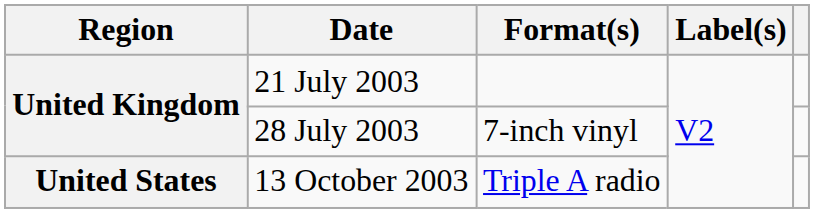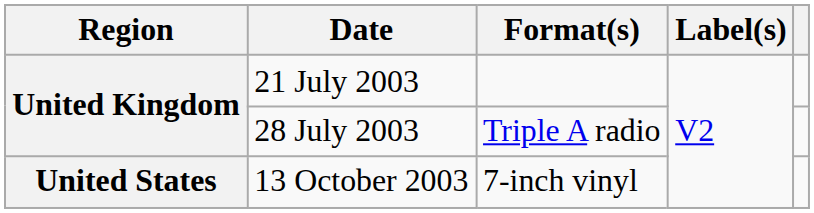(560, 130) 7-inch vinyl -> (572, 130) Triple A radio
(572, 181) Triple A radio -> (560, 181) 7-inch vinyl
